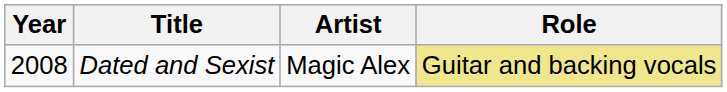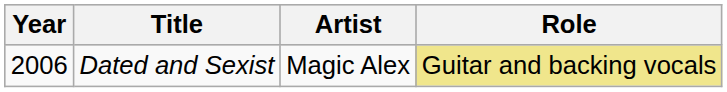(39, 65) 2008 -> (39, 65) 2006
